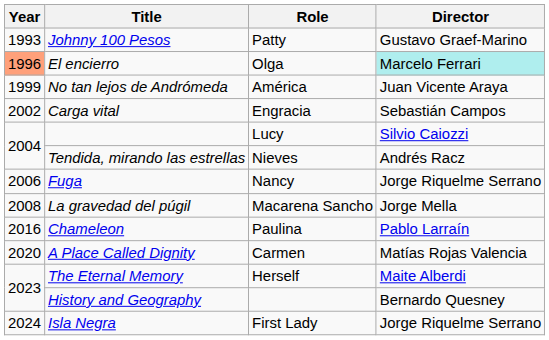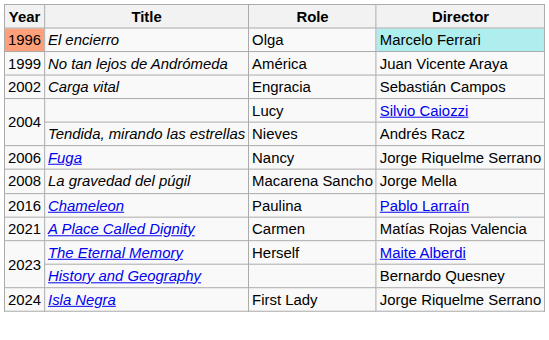- row: (109, 40)
(25, 252) 2020 -> (25, 229) 2021
